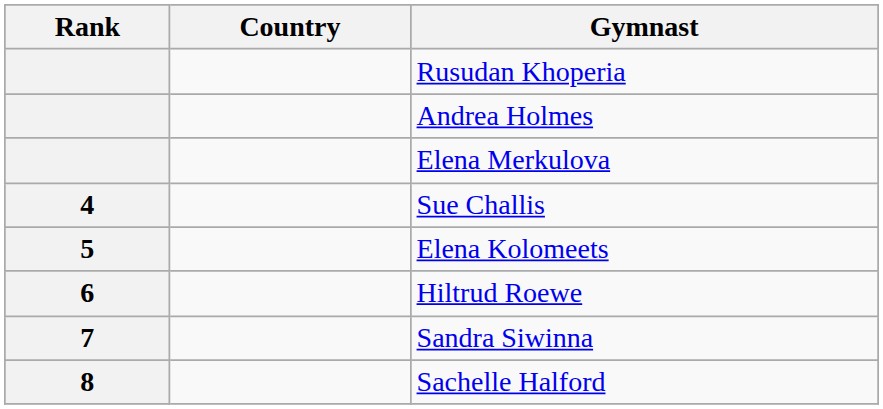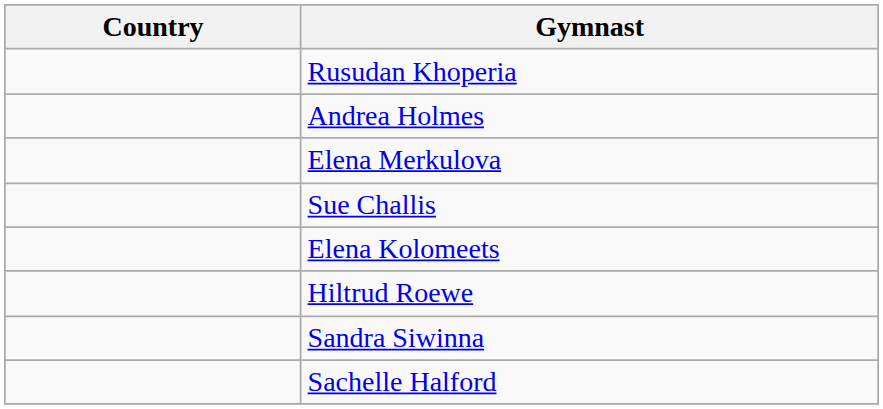- column: (87, 26)
